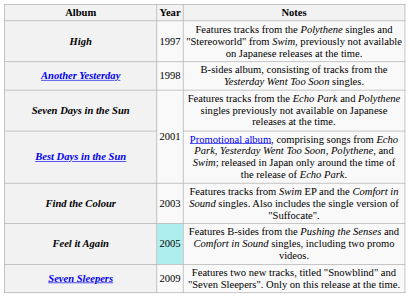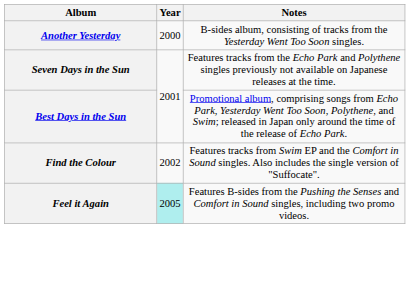- row: (81, 41)
(170, 76) 1998 -> (170, 35) 2000
(170, 203) 2003 -> (170, 163) 2002
- row: (81, 278)
